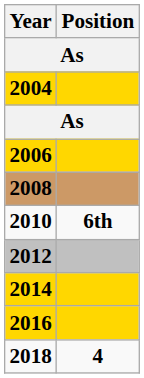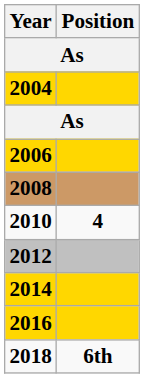(98, 222) 6th -> (98, 222) 4
(98, 356) 4 -> (98, 356) 6th
